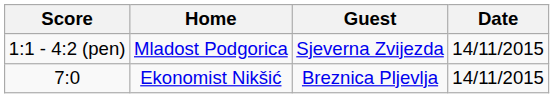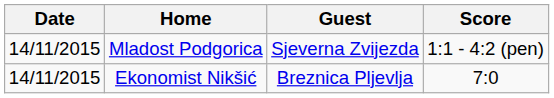columns swapped: (498, 19) <-> (67, 19)
